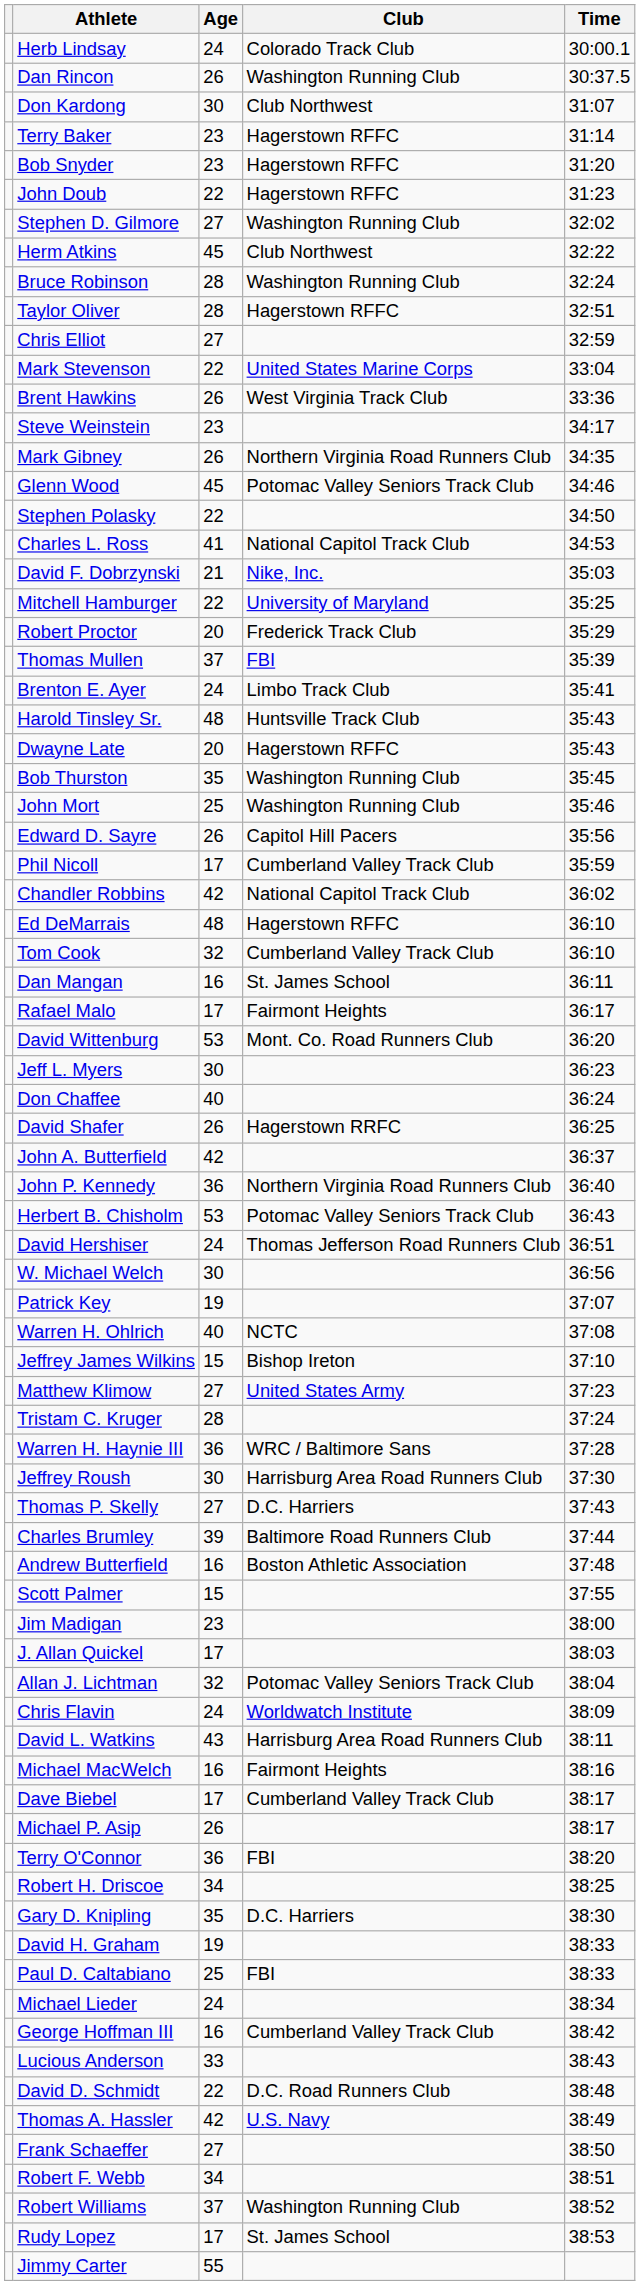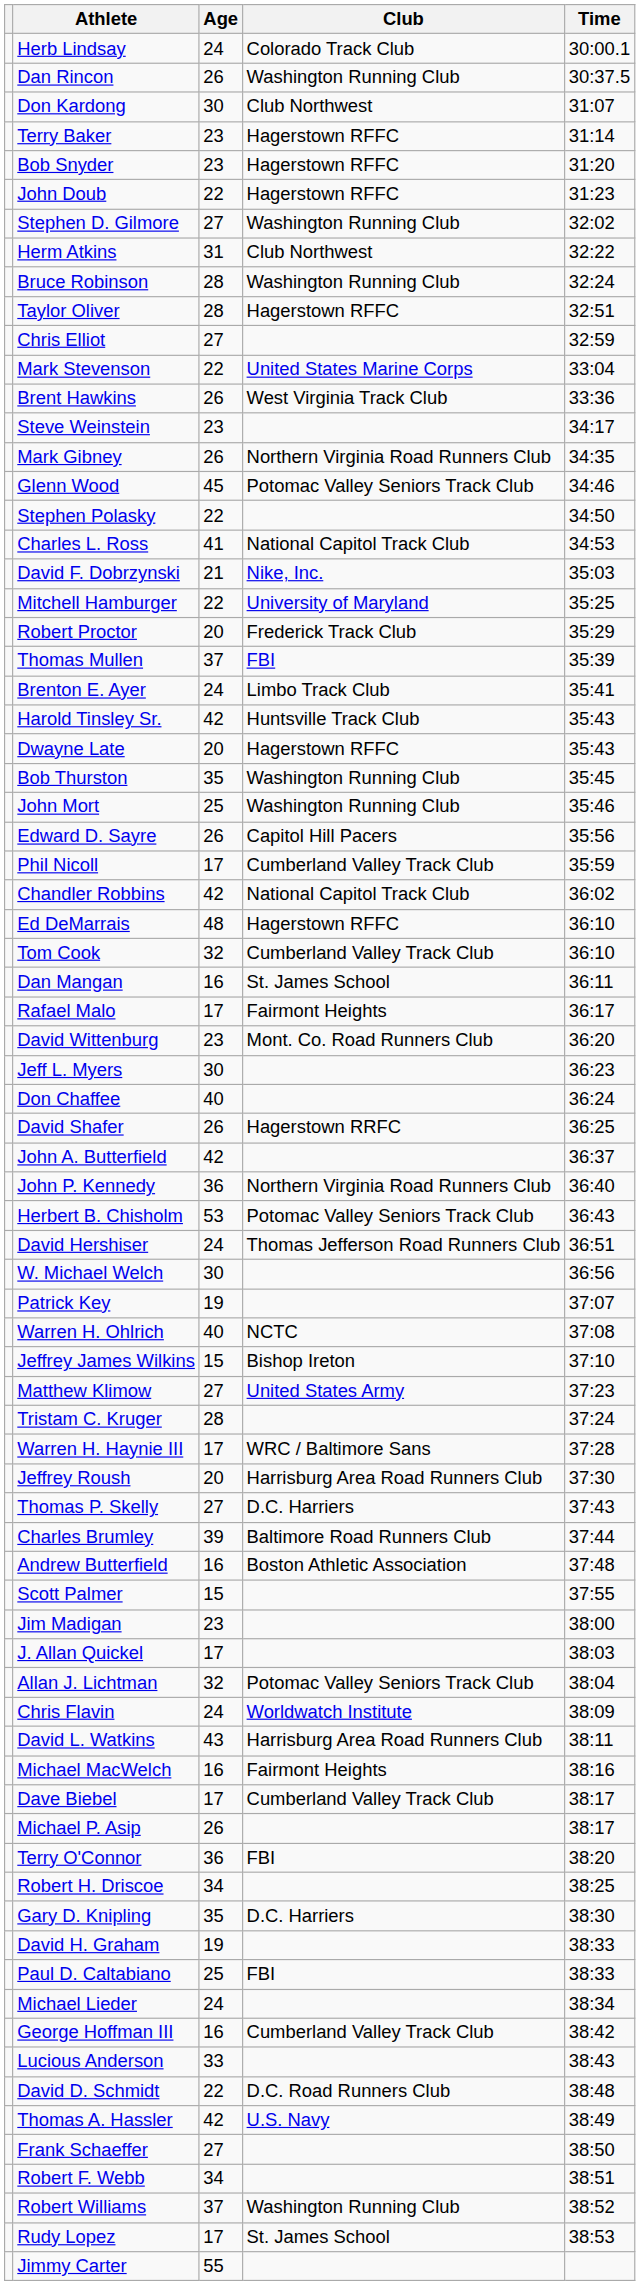(214, 252) 45 -> (214, 252) 31
(214, 719) 48 -> (214, 719) 42
(214, 1040) 53 -> (214, 1040) 23
(214, 1448) 36 -> (214, 1448) 17
(214, 1478) 30 -> (214, 1478) 20
